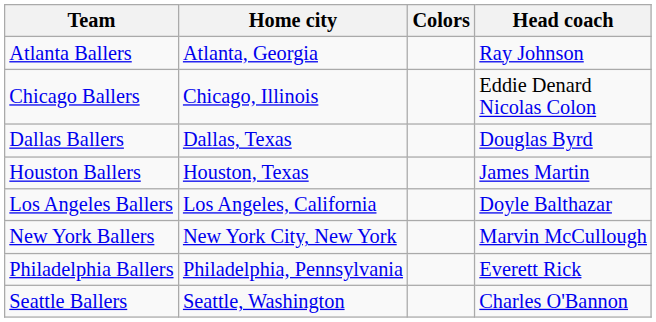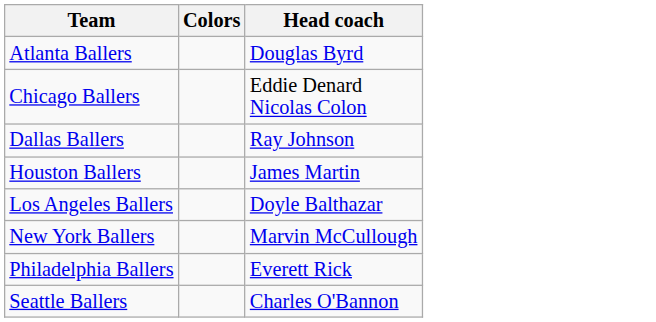- column: (293, 20)
(532, 52) Ray Johnson -> (307, 52) Douglas Byrd
(536, 140) Douglas Byrd -> (302, 140) Ray Johnson
